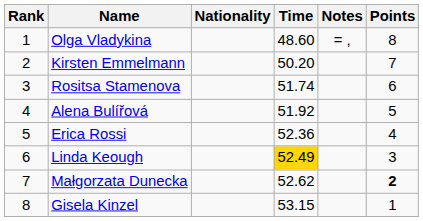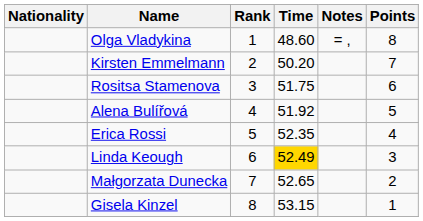columns swapped: (26, 16) <-> (233, 16)
(296, 87) 51.74 -> (296, 87) 51.75
(296, 134) 52.36 -> (296, 134) 52.35
(296, 181) 52.62 -> (296, 181) 52.65
(392, 181) bold -> (392, 181) normal
